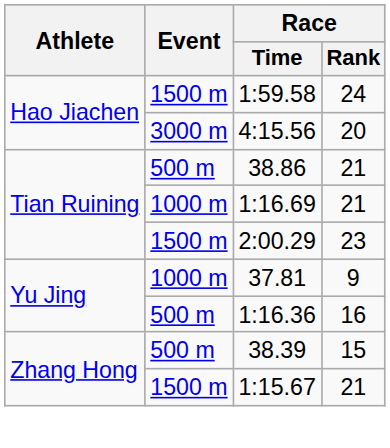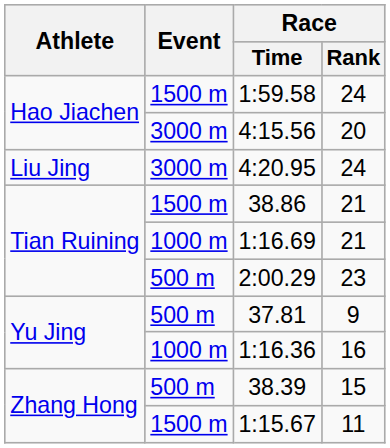+ row: (277, 168)
(183, 168) 500 m -> (189, 205) 1500 m
(189, 241) 1500 m -> (183, 278) 500 m
(189, 278) 1000 m -> (183, 314) 500 m
(183, 314) 500 m -> (189, 351) 1000 m
(353, 388) 21 -> (353, 424) 11
